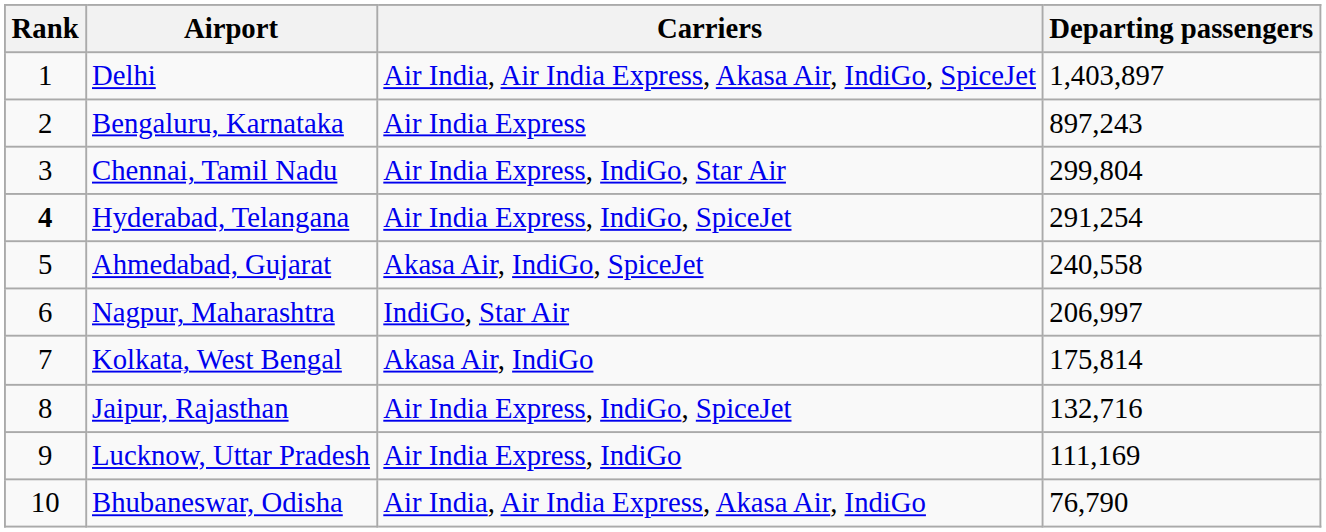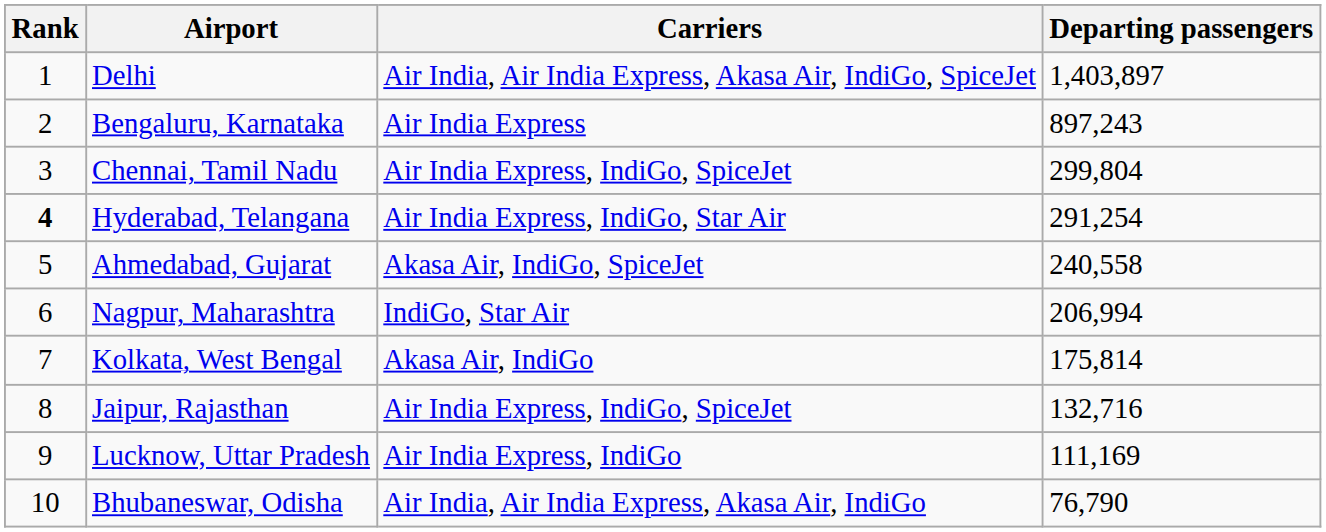(585, 170) Air India Express, IndiGo, Star Air -> (587, 170) Air India Express, IndiGo, SpiceJet
(587, 217) Air India Express, IndiGo, SpiceJet -> (585, 217) Air India Express, IndiGo, Star Air
(1096, 312) 206,997 -> (1096, 312) 206,994
